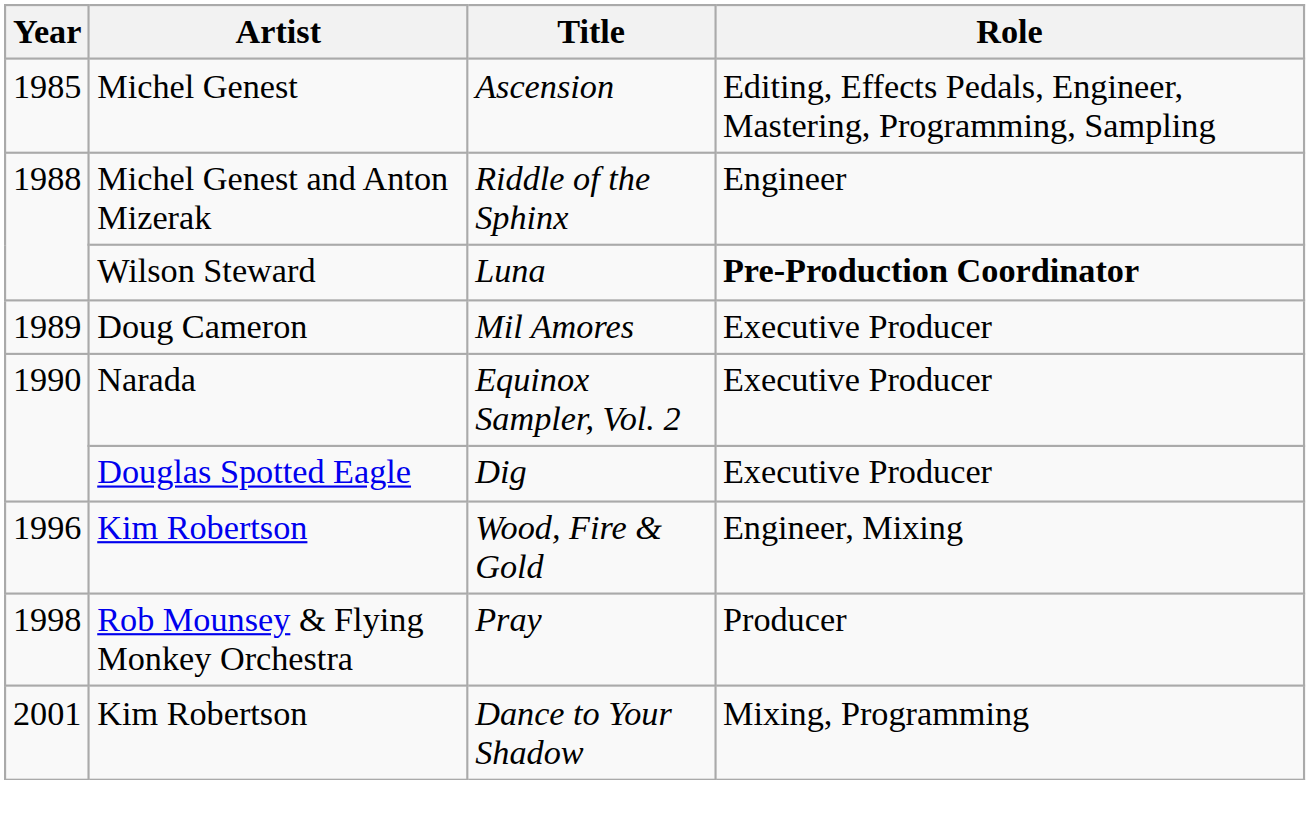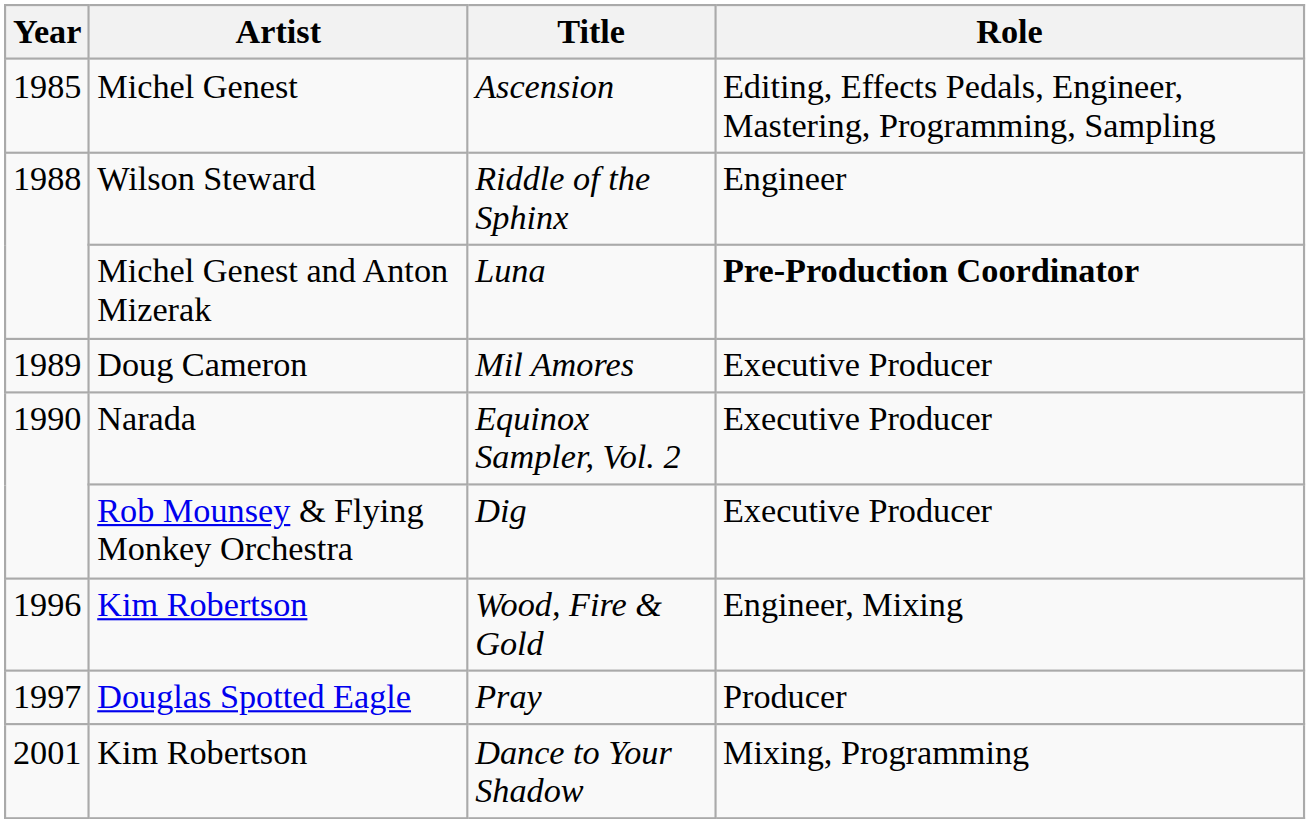(273, 198) Michel Genest and Anton Mizerak -> (206, 178) Wilson Steward
(206, 271) Wilson Steward -> (273, 290) Michel Genest and Anton Mizerak
(254, 473) Douglas Spotted Eagle -> (260, 530) Rob Mounsey & Flying Monkey Orchestra
(47, 620) 1998 -> (47, 697) 1997
(260, 639) Rob Mounsey & Flying Monkey Orchestra -> (254, 697) Douglas Spotted Eagle
